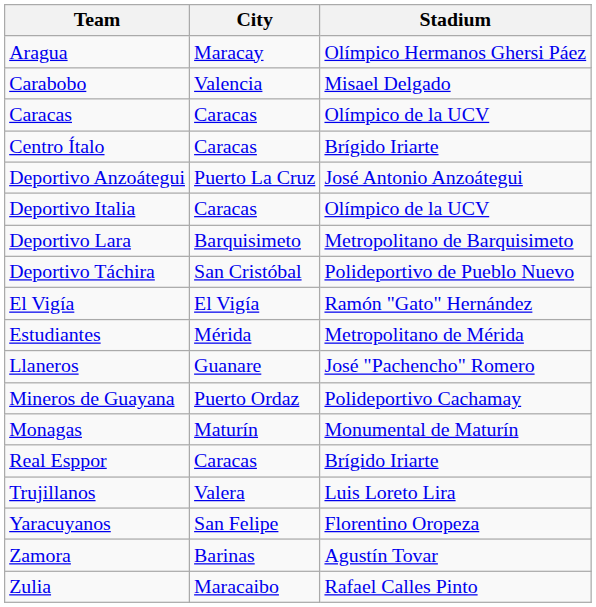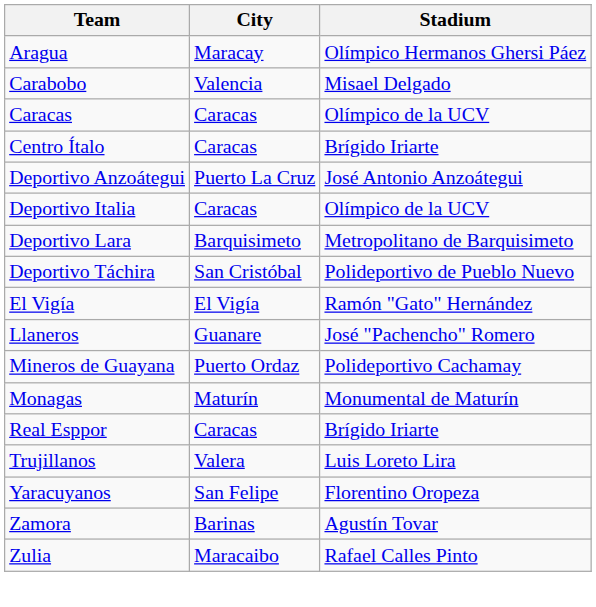- row: (55, 334)
